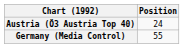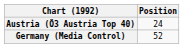(158, 37) 55 -> (158, 37) 52
